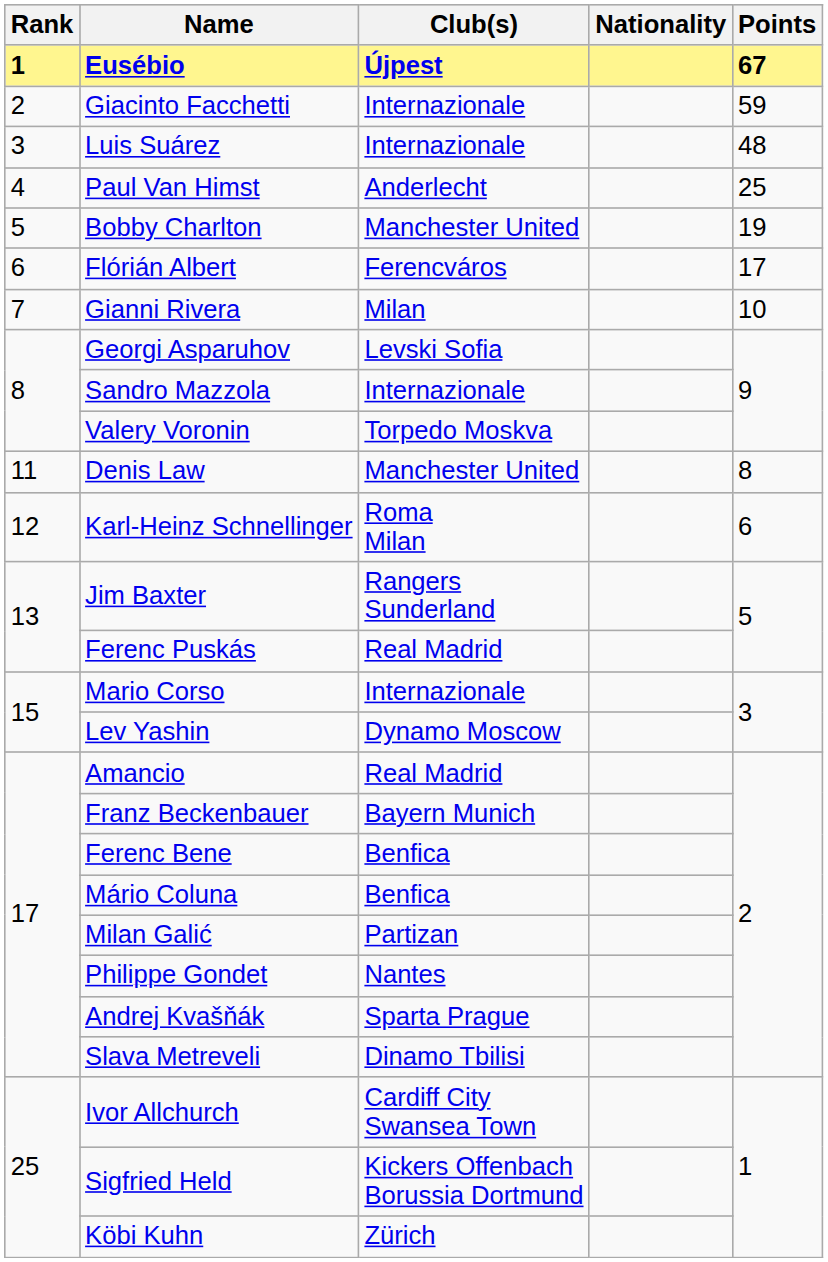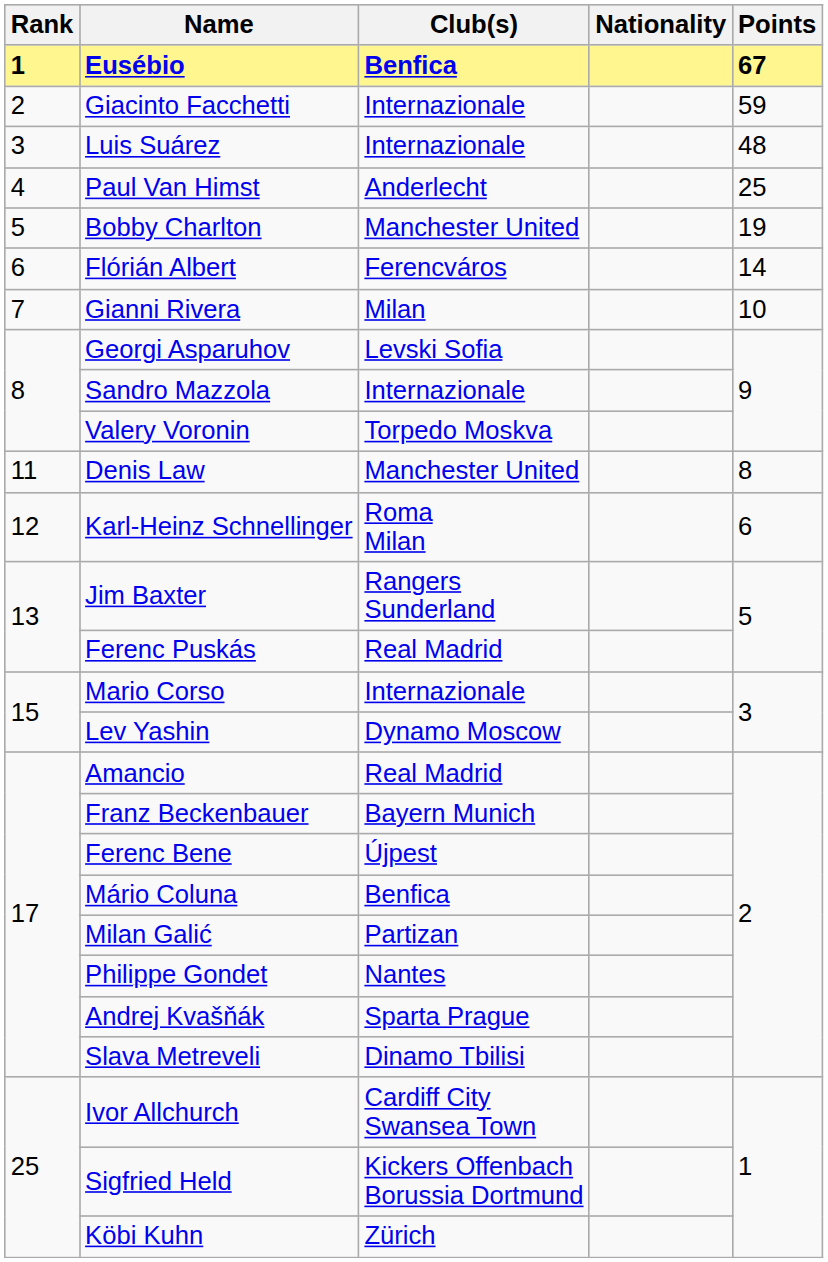(404, 65) Újpest -> (411, 65) Benfica
(752, 268) 17 -> (752, 268) 14
(407, 853) Benfica -> (401, 853) Újpest
